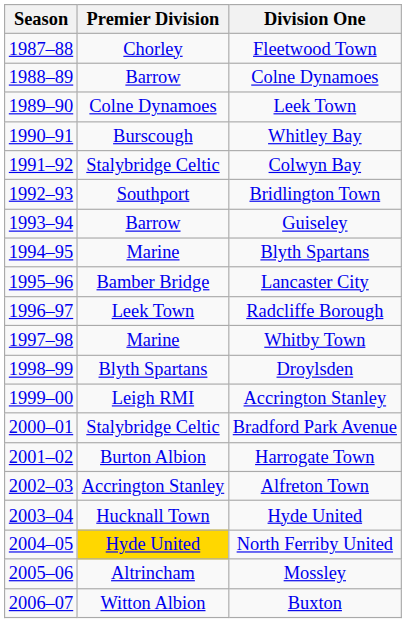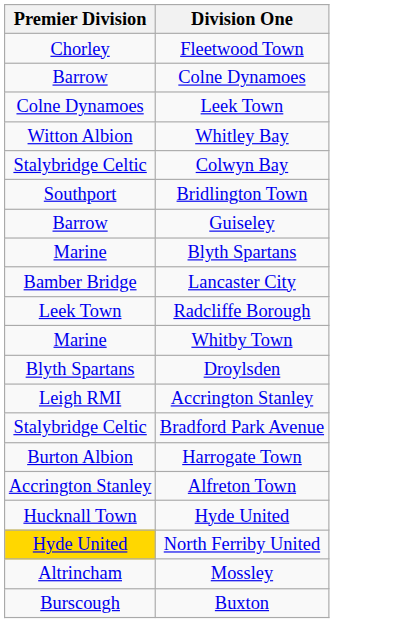- column: (41, 19)
(153, 135) Burscough -> (80, 135) Witton Albion
(153, 602) Witton Albion -> (80, 602) Burscough
